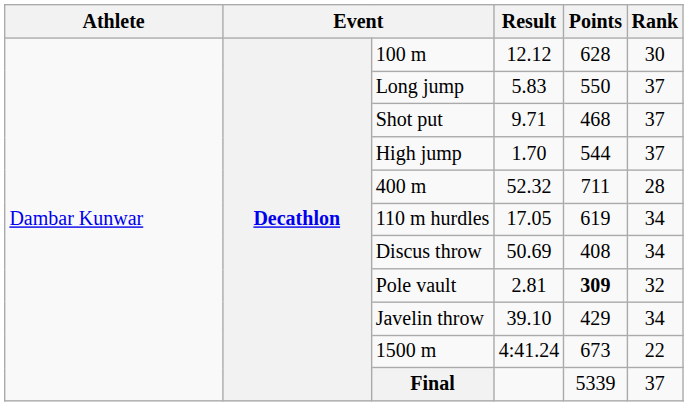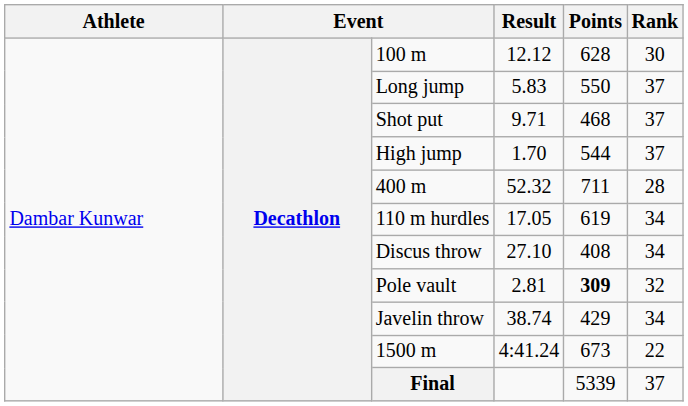(529, 252) 50.69 -> (529, 252) 27.10
(529, 318) 39.10 -> (529, 318) 38.74
